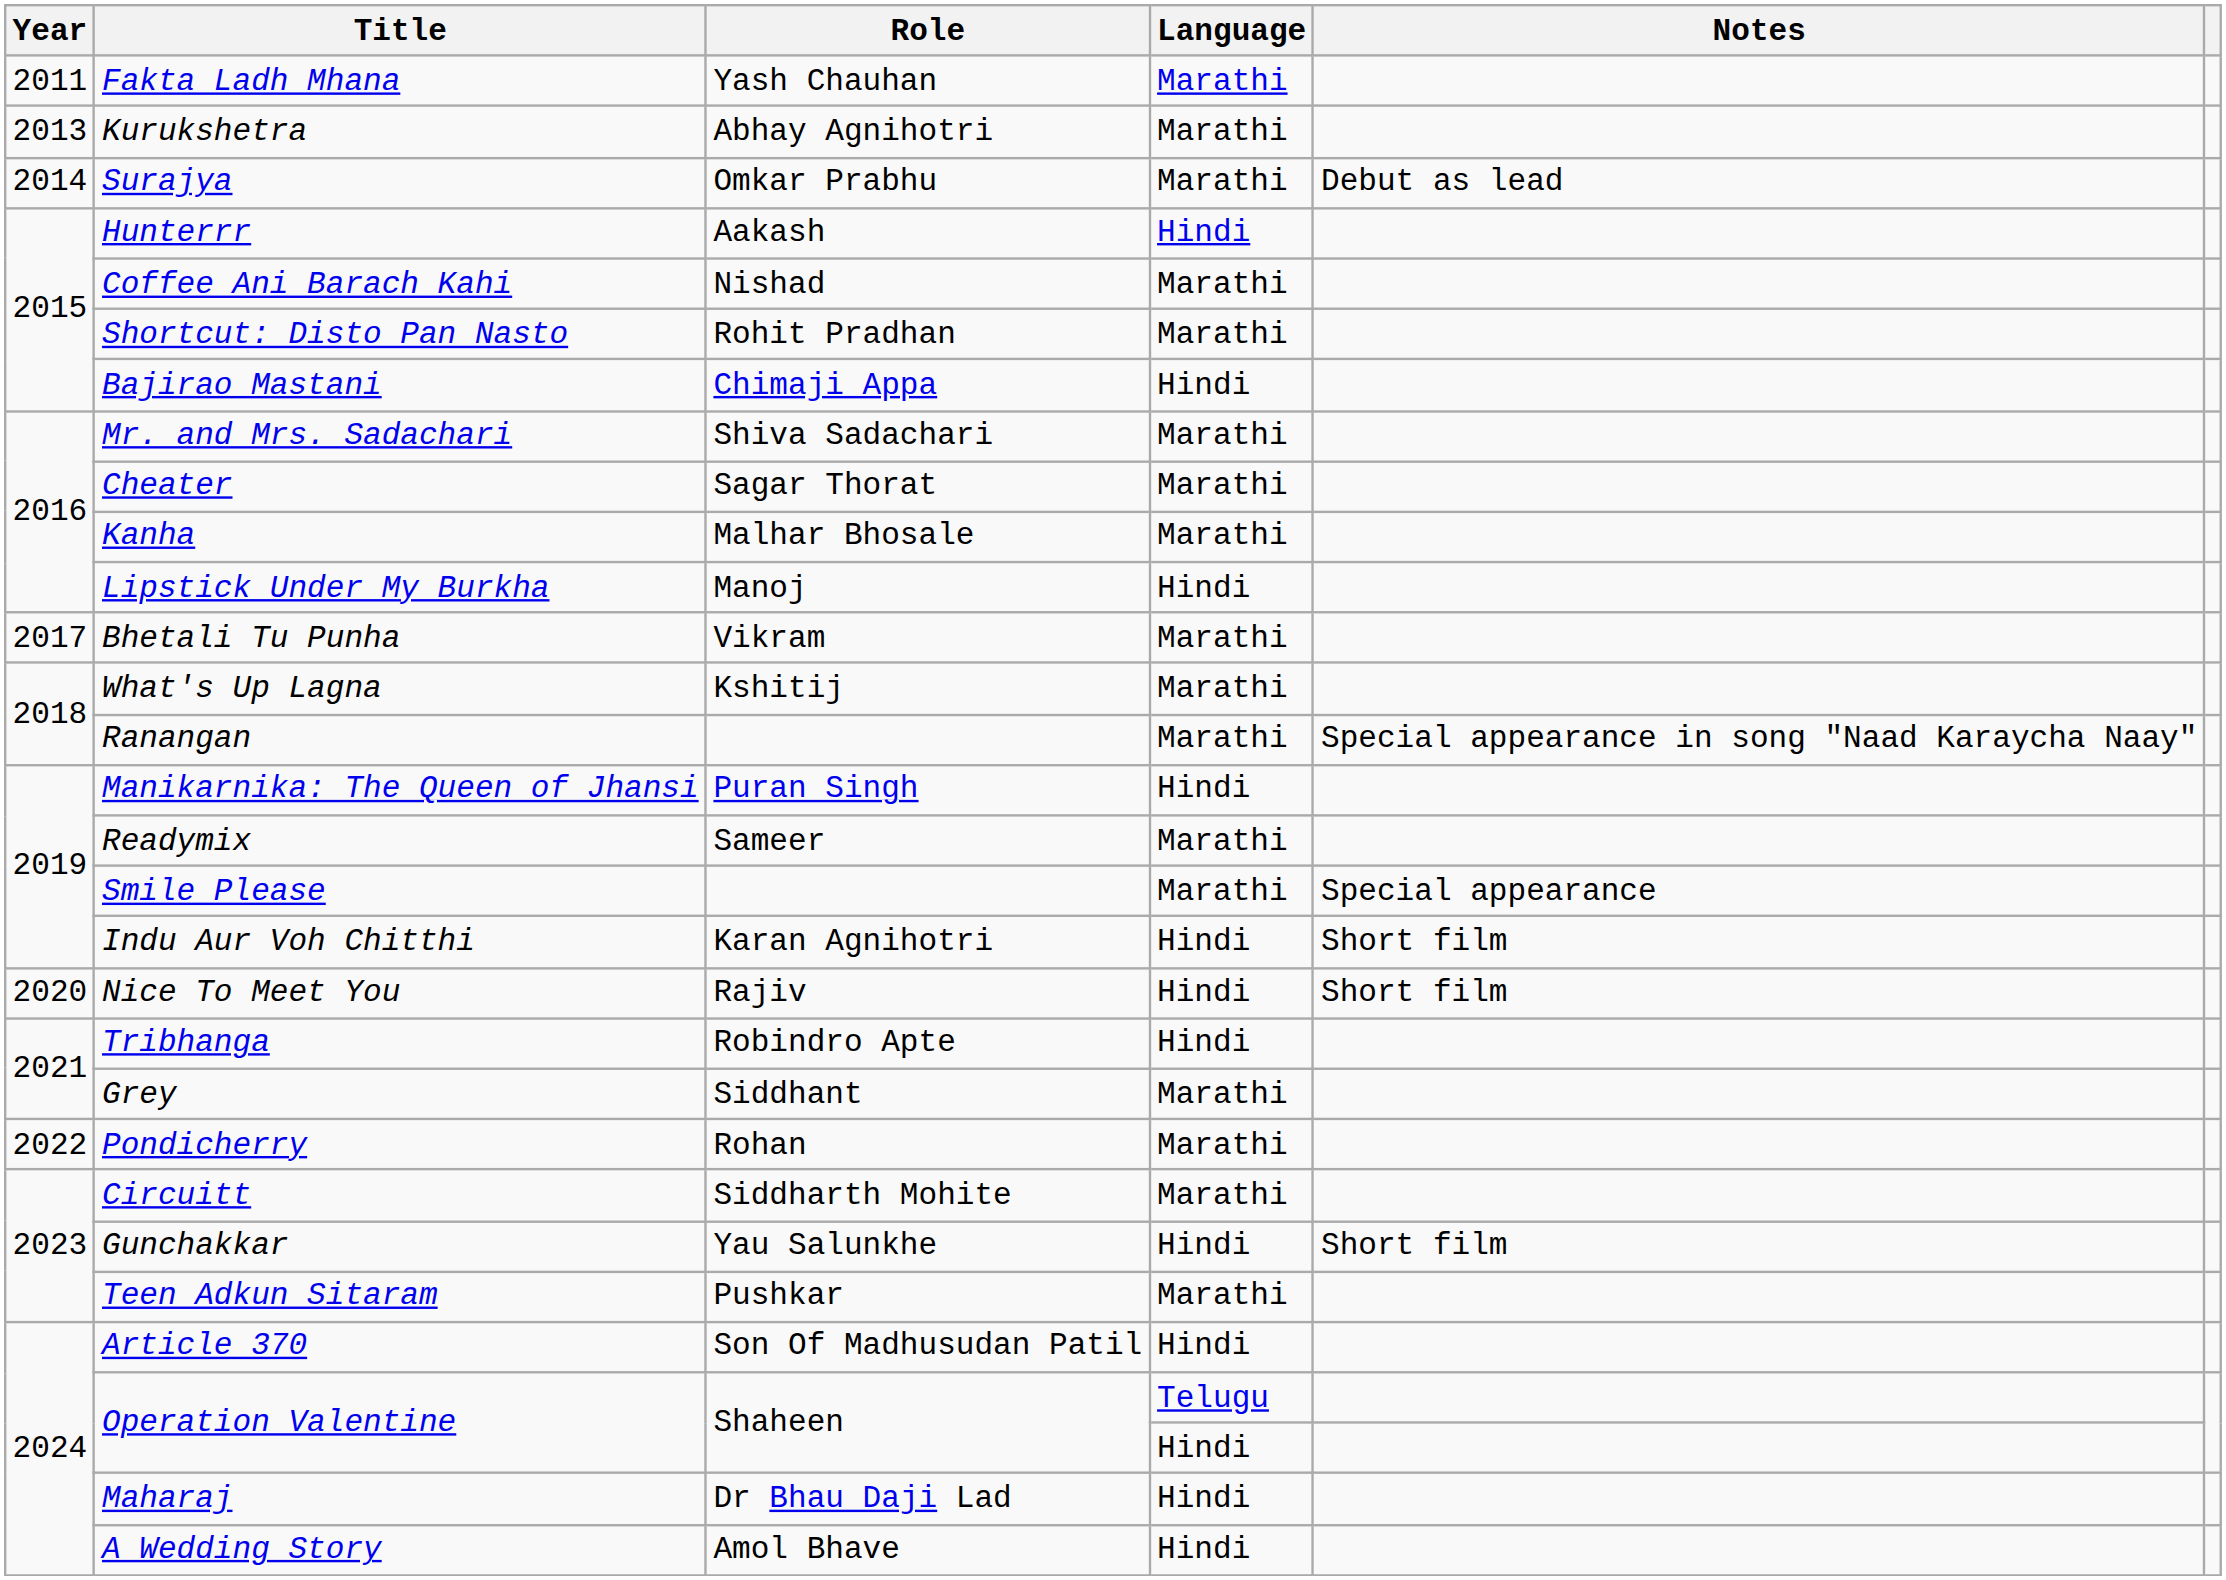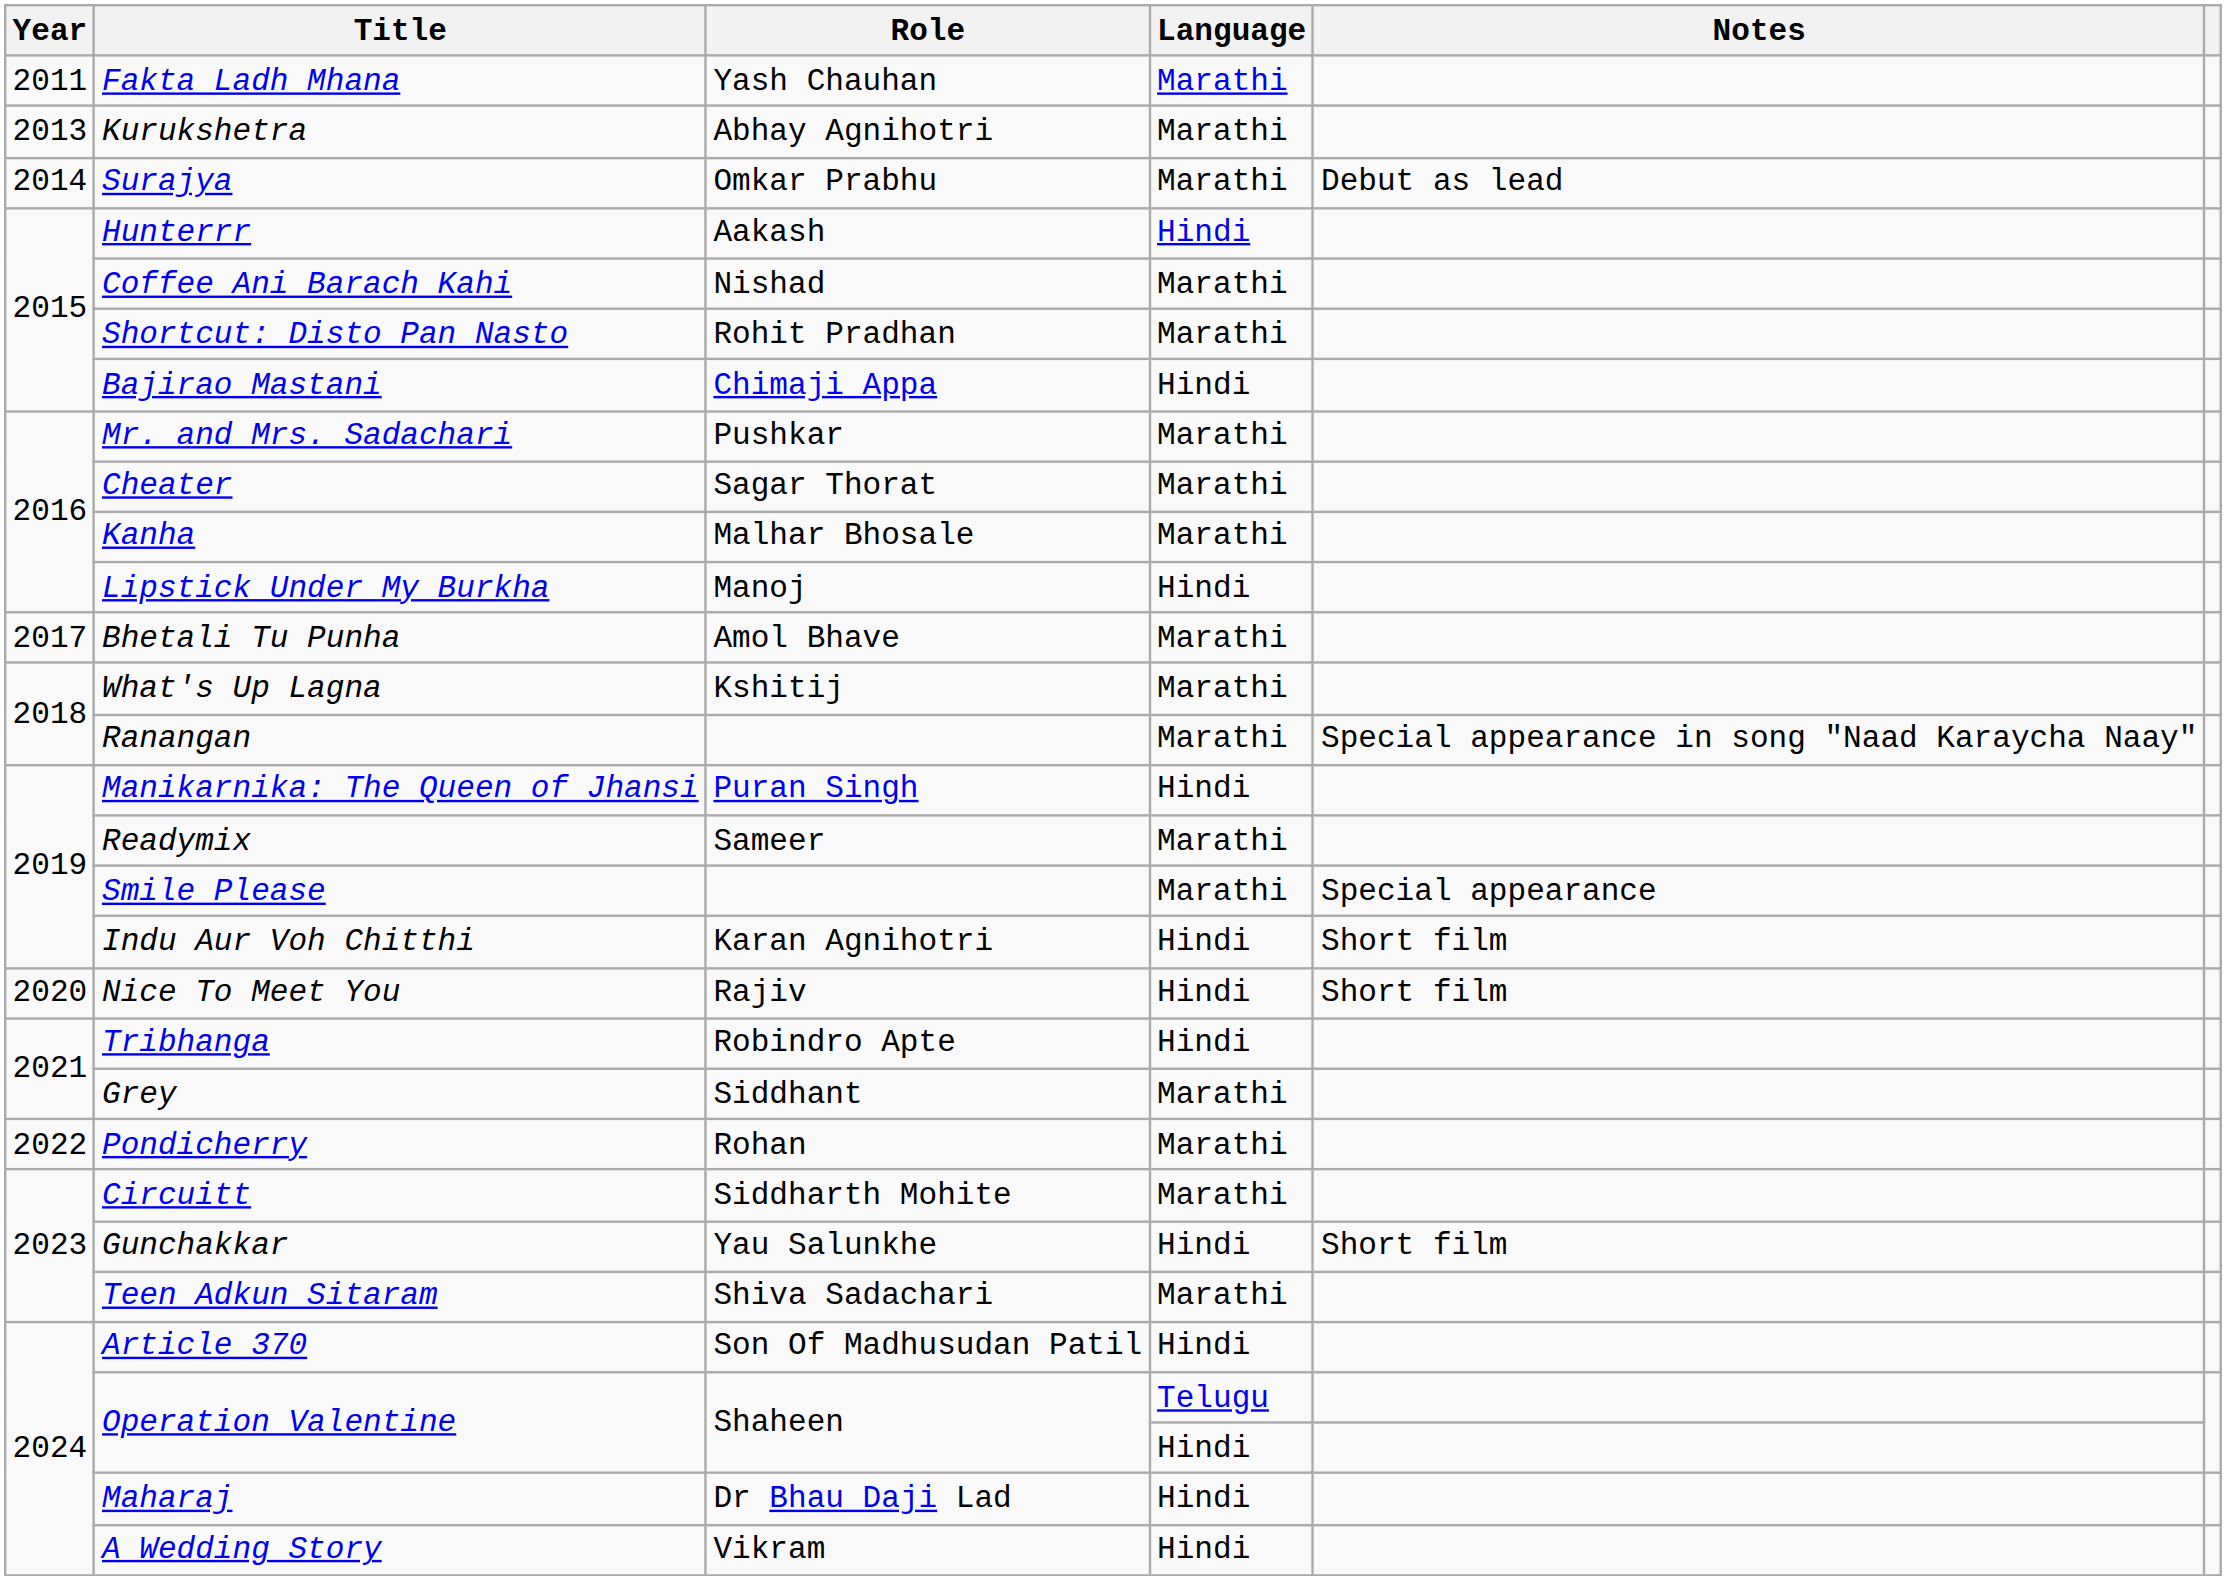(853, 436) Shiva Sadachari -> (779, 436) Pushkar
(769, 638) Vikram -> (807, 638) Amol Bhave
(779, 1296) Pushkar -> (853, 1296) Shiva Sadachari
(807, 1550) Amol Bhave -> (769, 1550) Vikram
